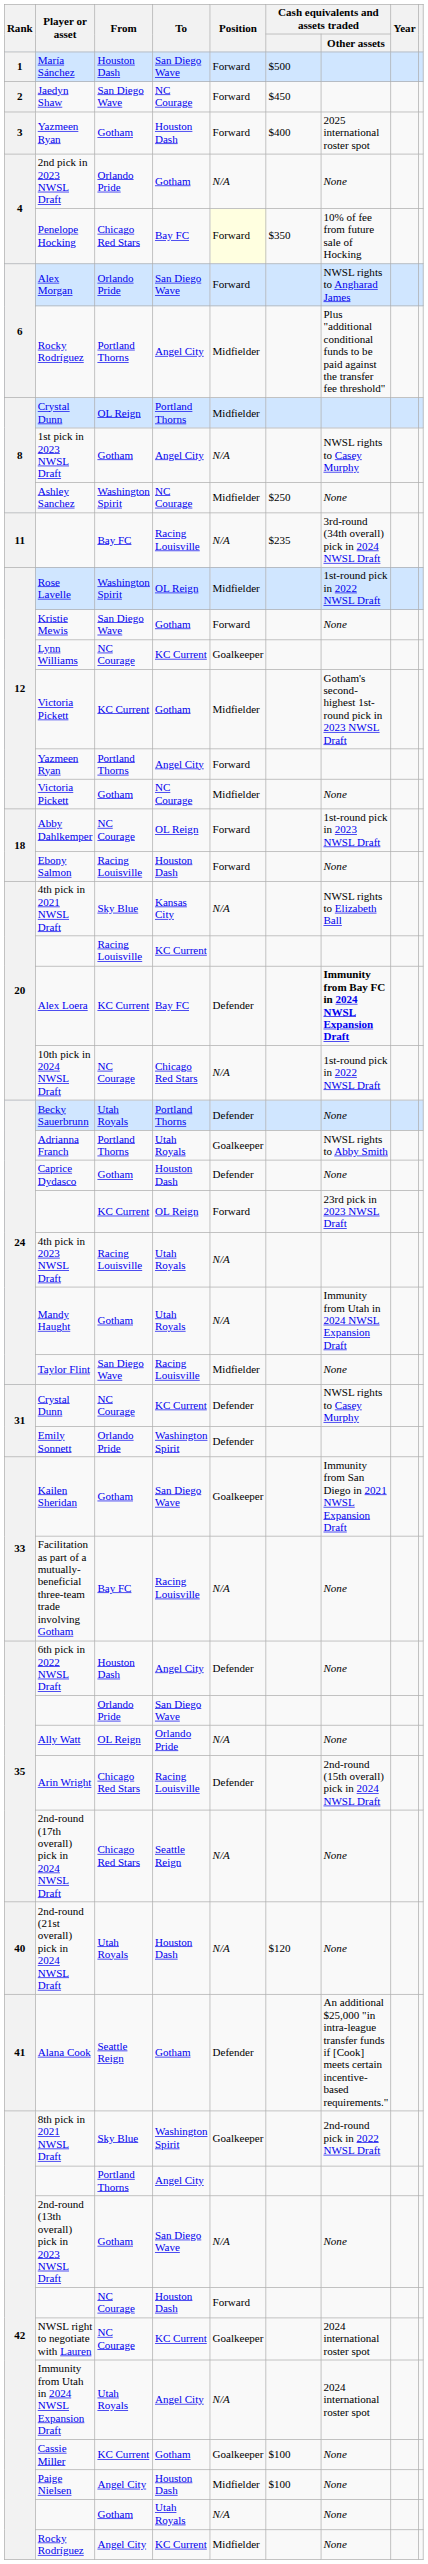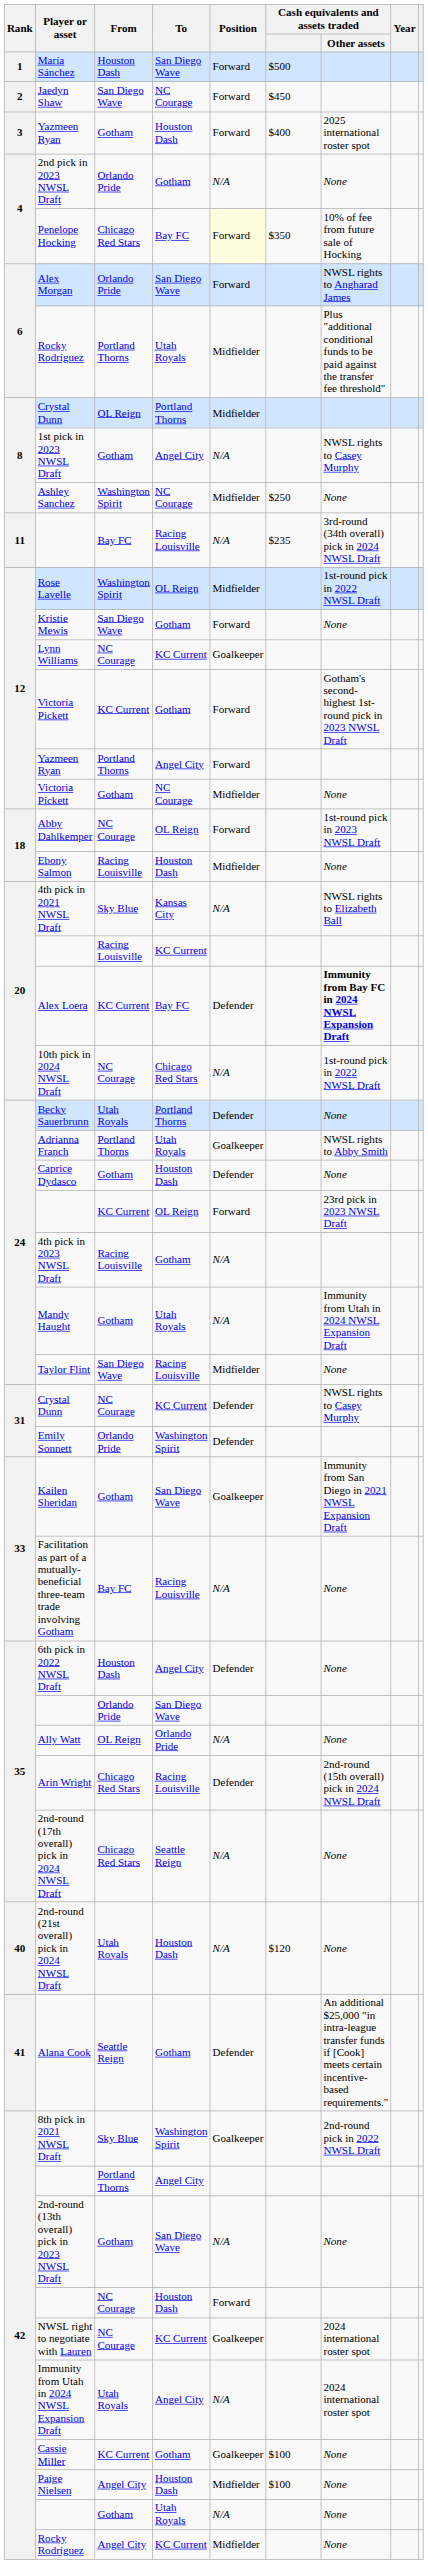(179, 352) Angel City -> (170, 352) Utah Royals
(236, 709) Midfielder -> (231, 709) Forward
(231, 866) Forward -> (236, 866) Midfielder
(170, 1259) Utah Royals -> (173, 1259) Gotham
